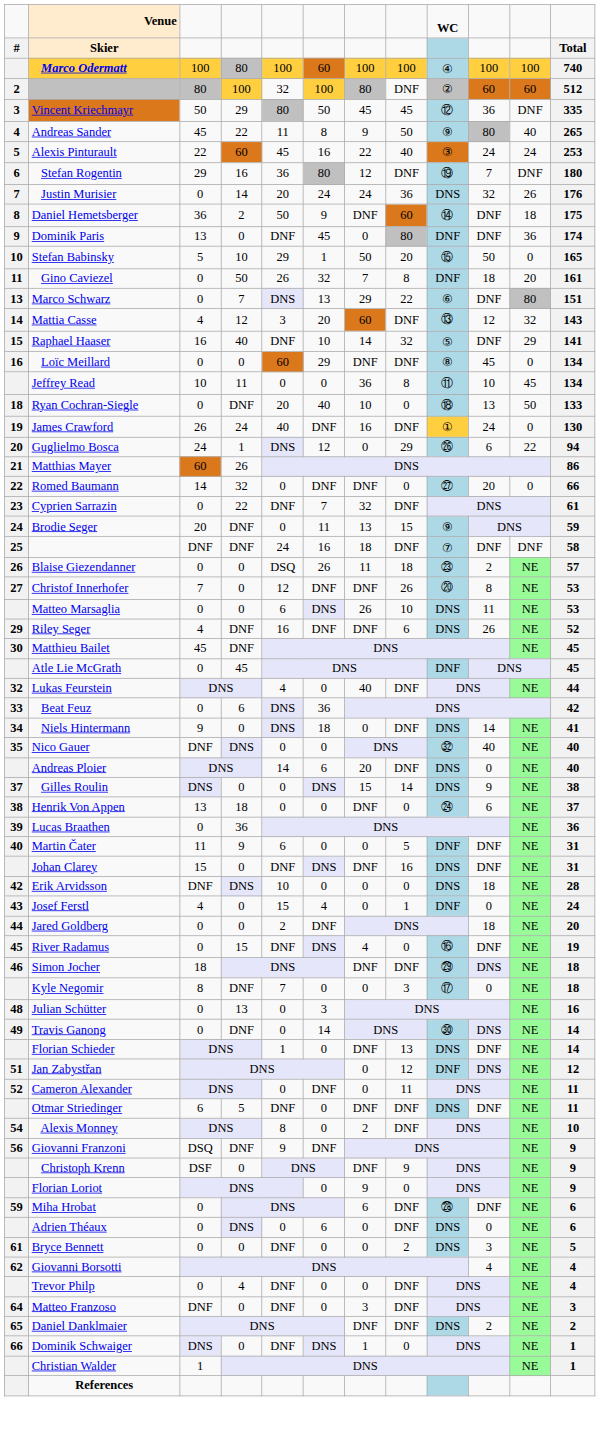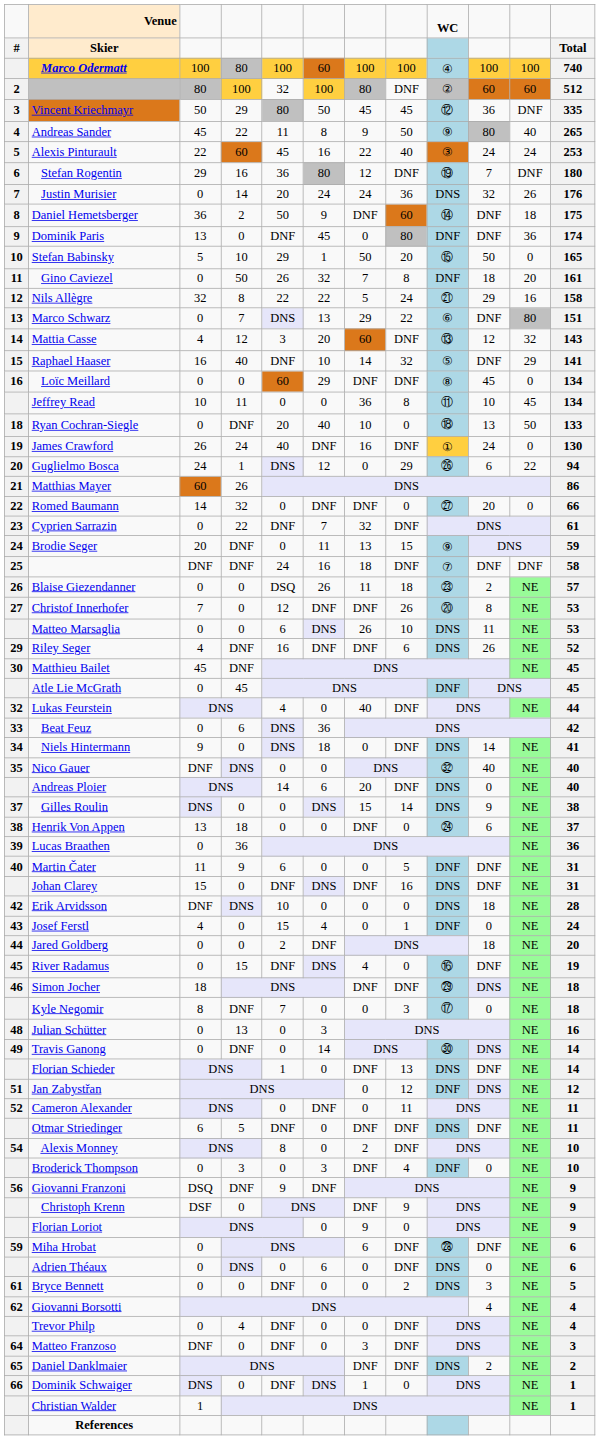+ row: (17, 298)
+ row: (17, 1168)
